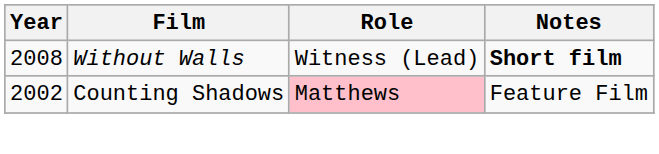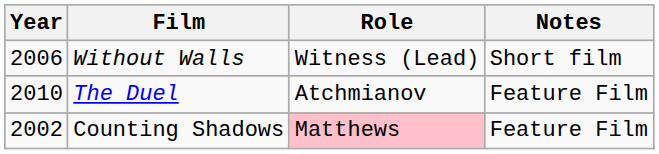(36, 59) 2008 -> (36, 59) 2006
(556, 59) bold -> (556, 59) normal
+ row: (126, 94)
